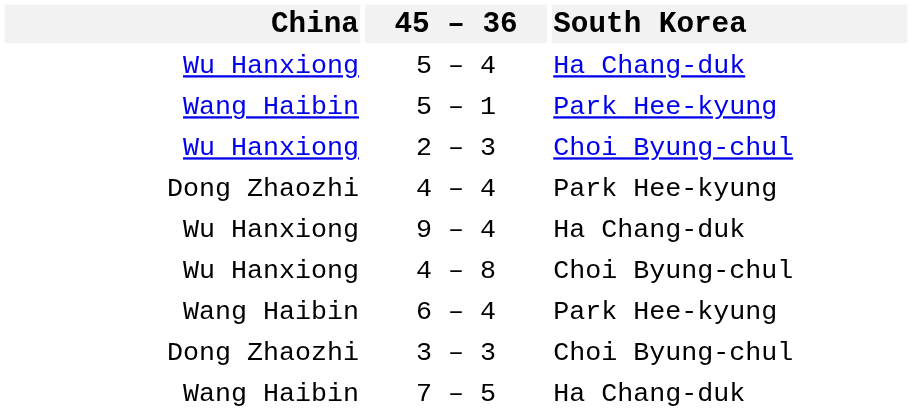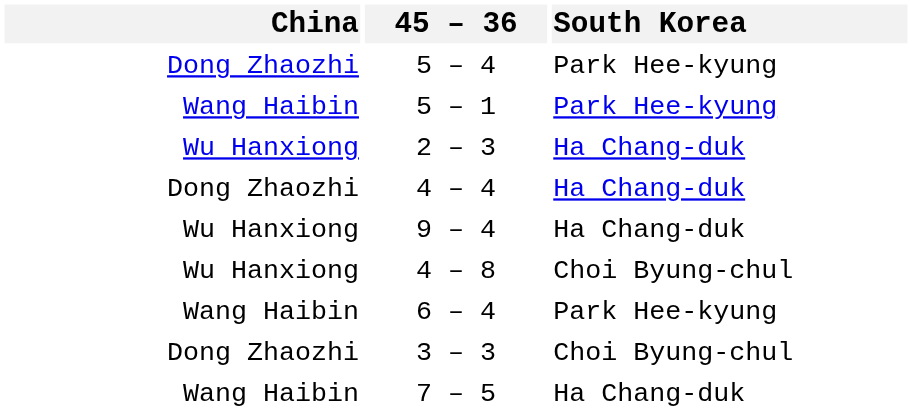(271, 66) Wu Hanxiong -> (263, 66) Dong Zhaozhi
(649, 66) Ha Chang-duk -> (665, 66) Park Hee-kyung
(673, 148) Choi Byung-chul -> (649, 148) Ha Chang-duk
(665, 189) Park Hee-kyung -> (649, 189) Ha Chang-duk
